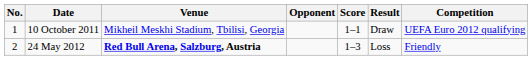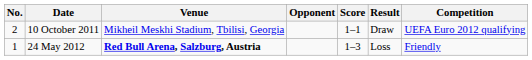(15, 30) 1 -> (15, 30) 2
(15, 47) 2 -> (15, 47) 1
